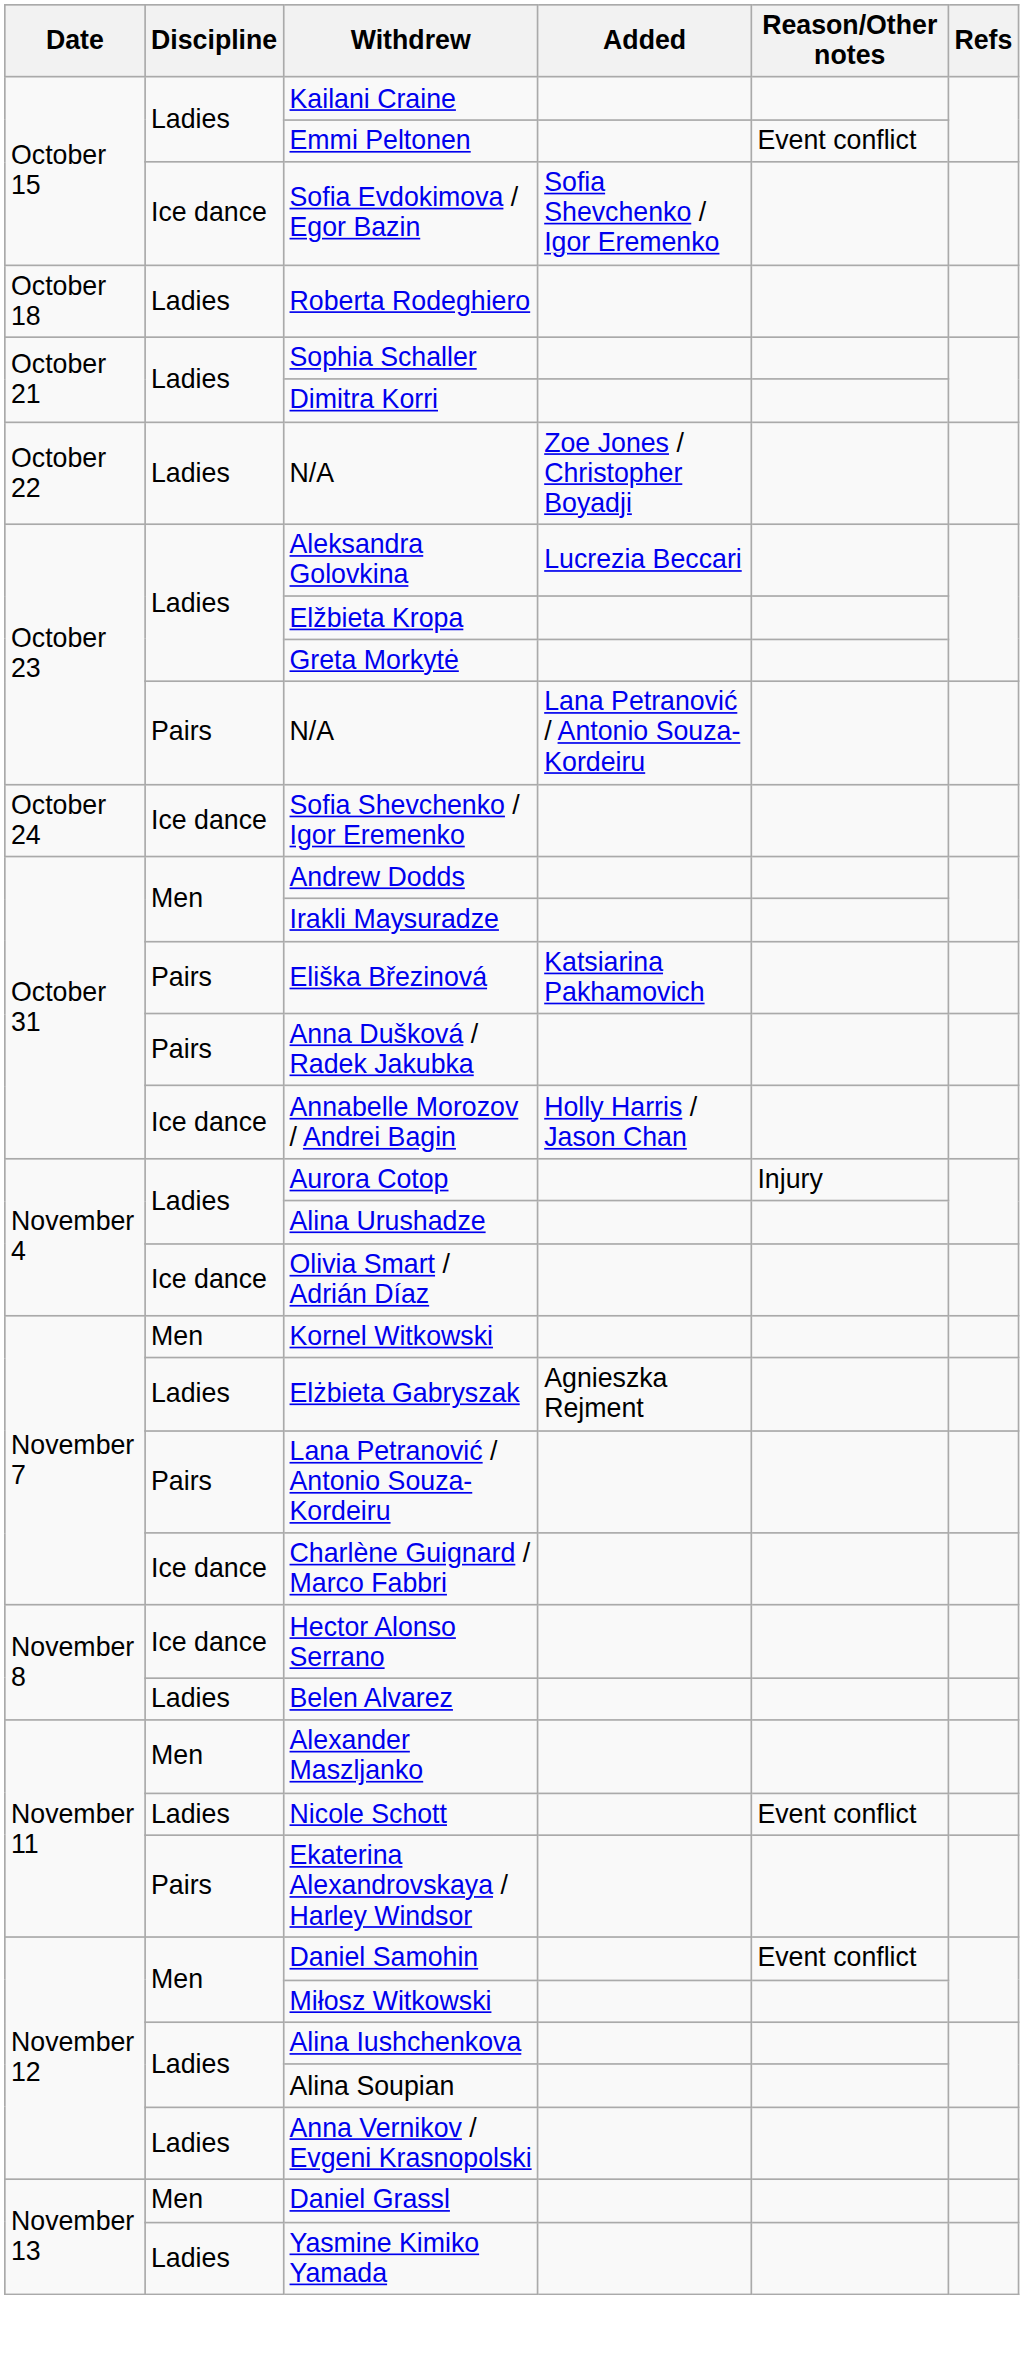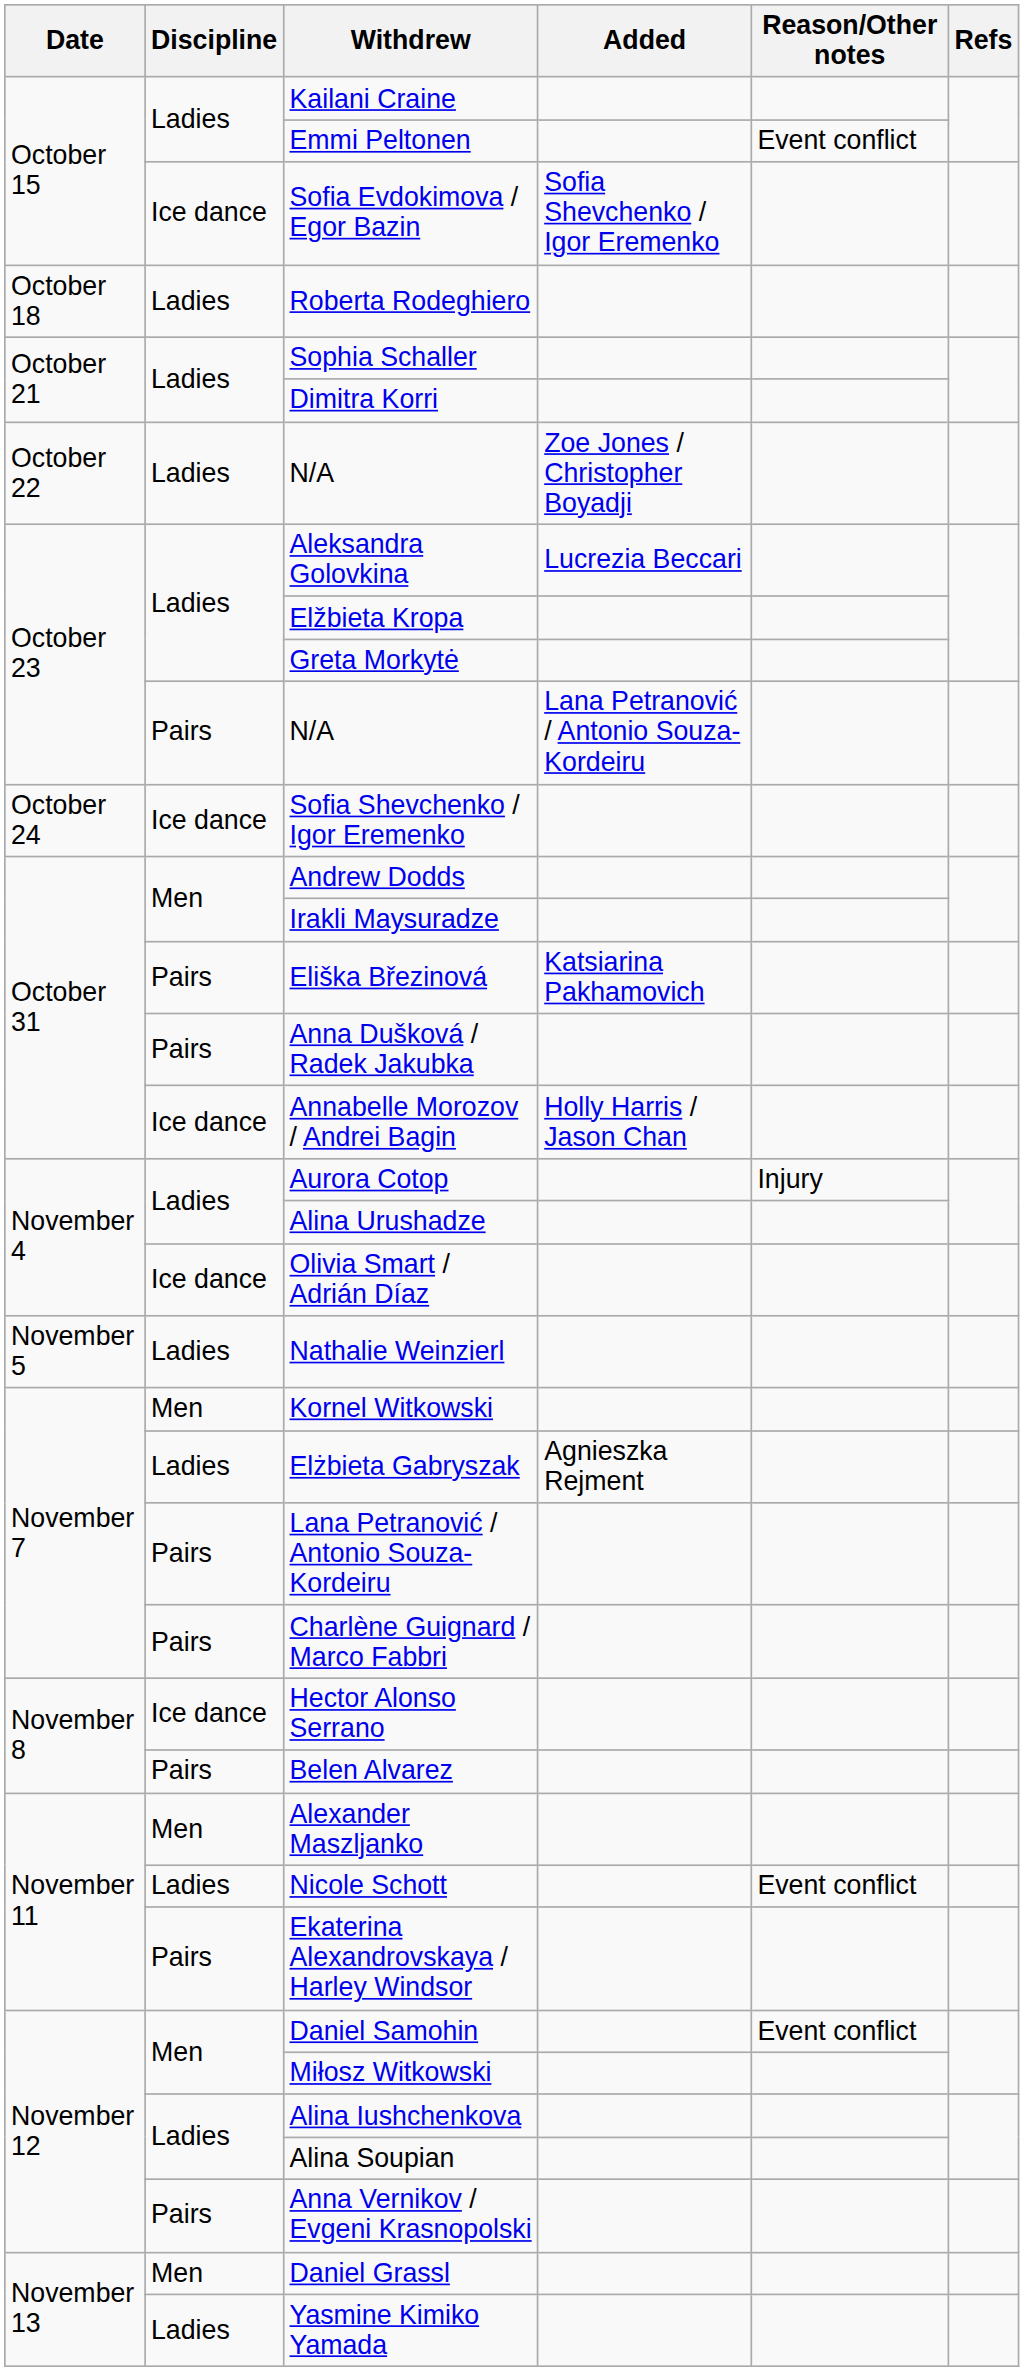+ row: (73, 1351)
(209, 1568) Ice dance -> (181, 1641) Pairs
(190, 1698) Ladies -> (181, 1771) Pairs
(190, 2142) Ladies -> (181, 2215) Pairs
